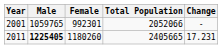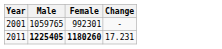- column: (144, 11)
(84, 37) normal -> (84, 37) bold
